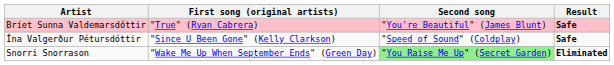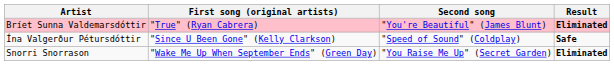(566, 25) Safe -> (582, 25) Eliminated
(467, 53) lightgreen background -> (467, 53) no background
